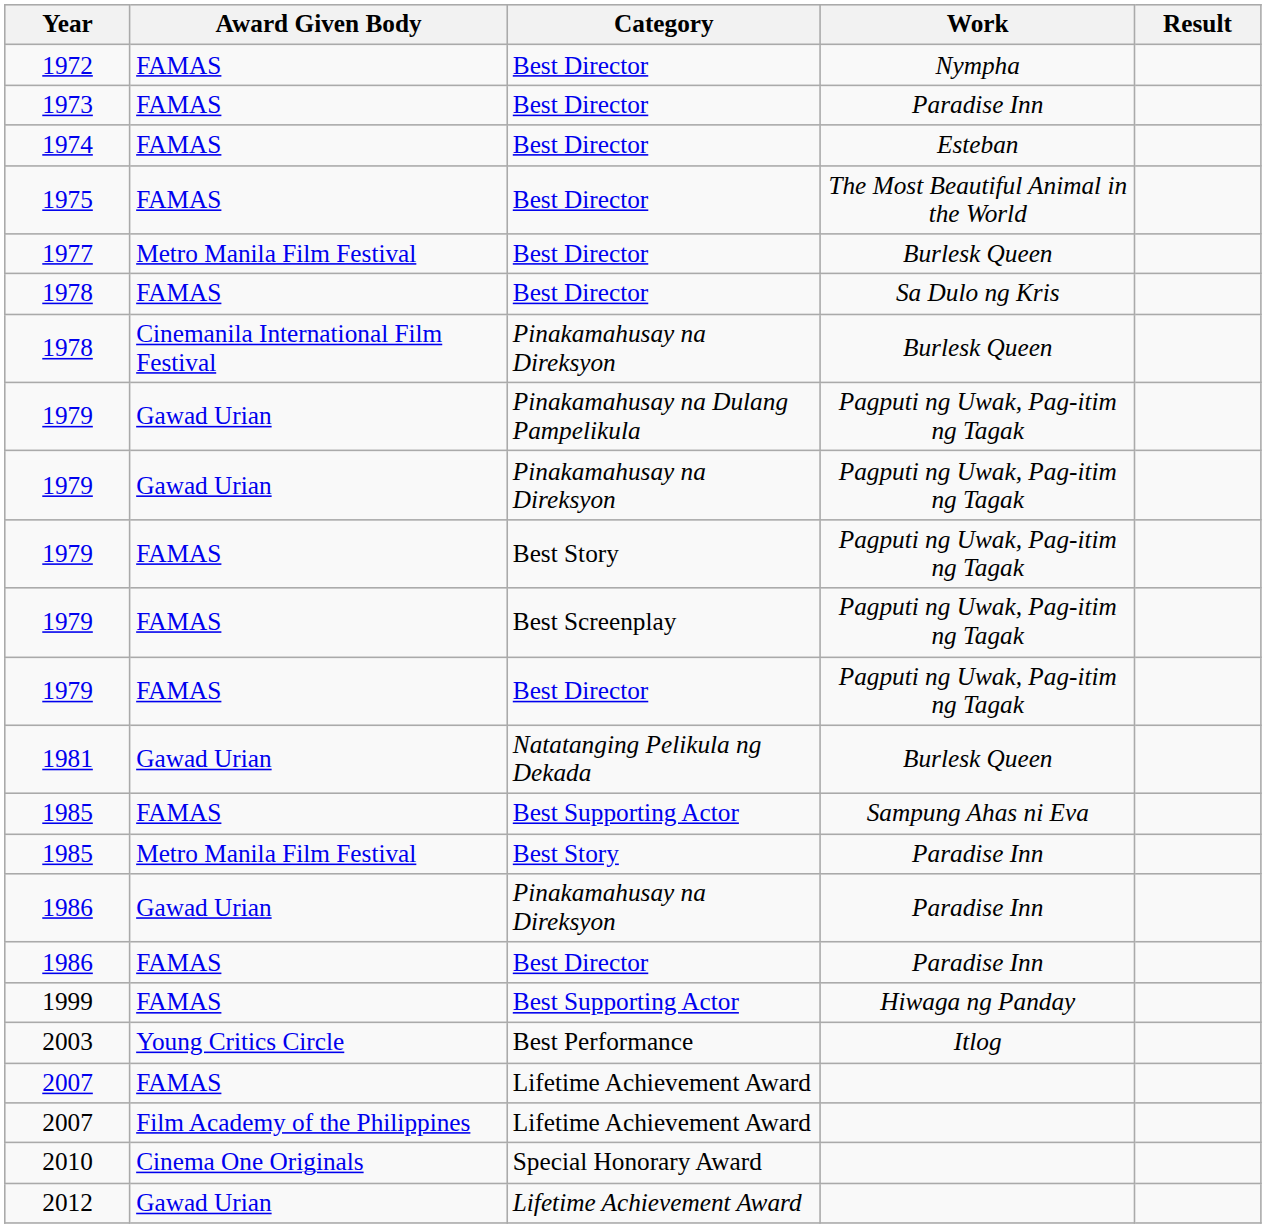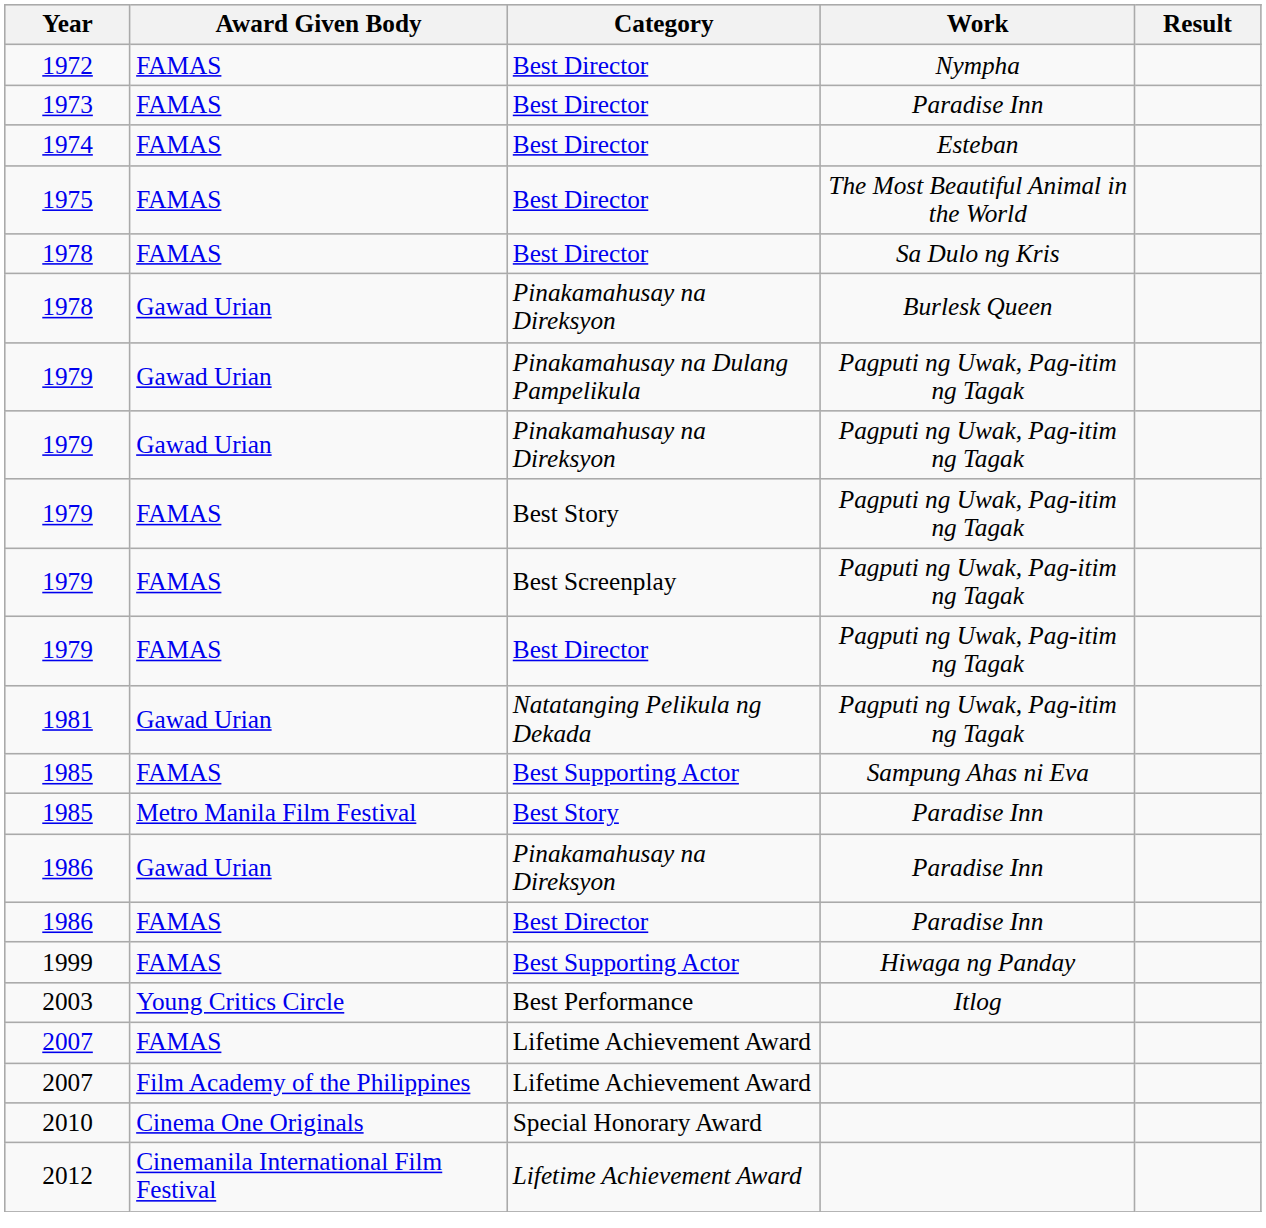- row: (68, 253)
(289, 347) Cinemanila International Film Festival -> (204, 307) Gawad Urian
(978, 759) Burlesk Queen -> (978, 718) Pagputi ng Uwak, Pag-itim ng Tagak
(204, 1202) Gawad Urian -> (289, 1176) Cinemanila International Film Festival
